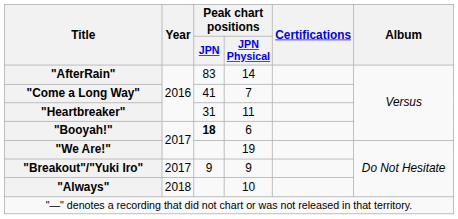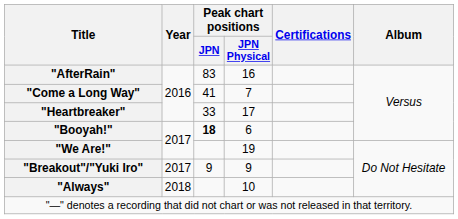(248, 74) 14 -> (248, 74) 16
(209, 112) 31 -> (209, 112) 33
(248, 112) 11 -> (248, 112) 17
